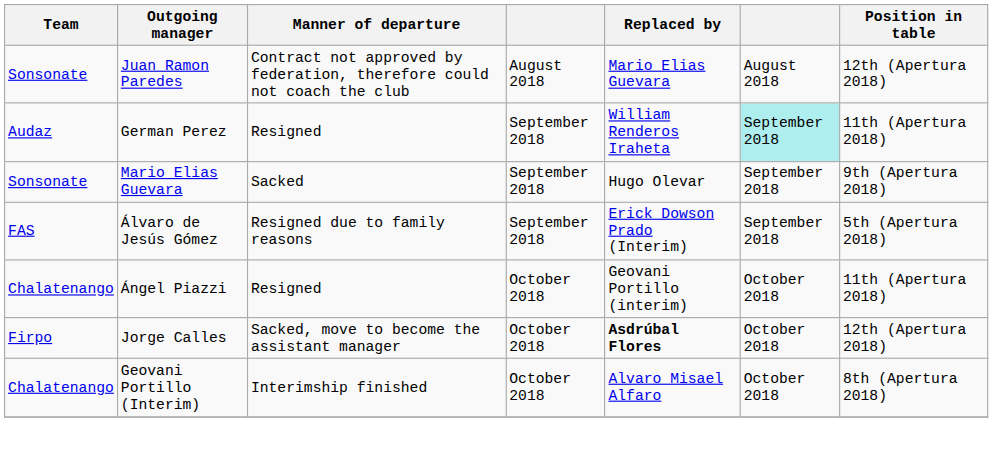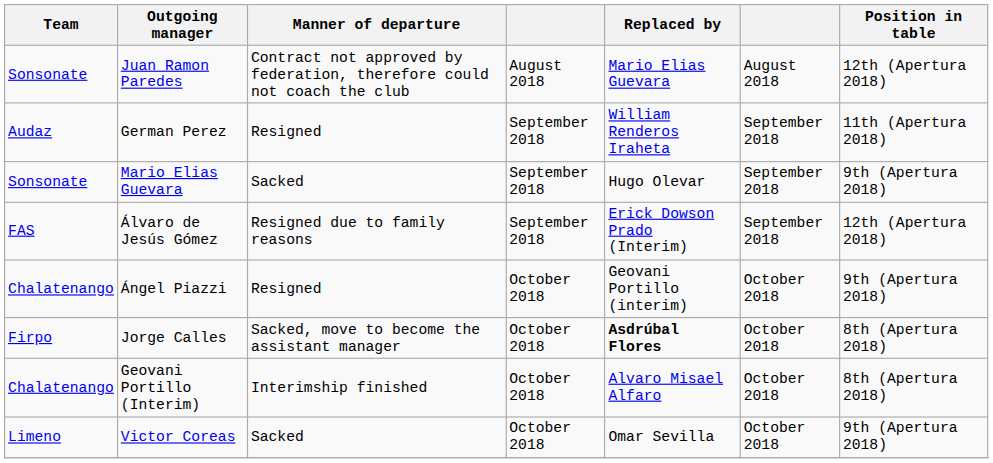(783, 132) paleturquoise background -> (783, 132) no background
(900, 231) 5th (Apertura 2018) -> (905, 231) 12th (Apertura 2018)
(905, 289) 11th (Apertura 2018) -> (900, 289) 9th (Apertura 2018)
(905, 338) 12th (Apertura 2018) -> (900, 338) 8th (Apertura 2018)
+ row: (178, 437)
